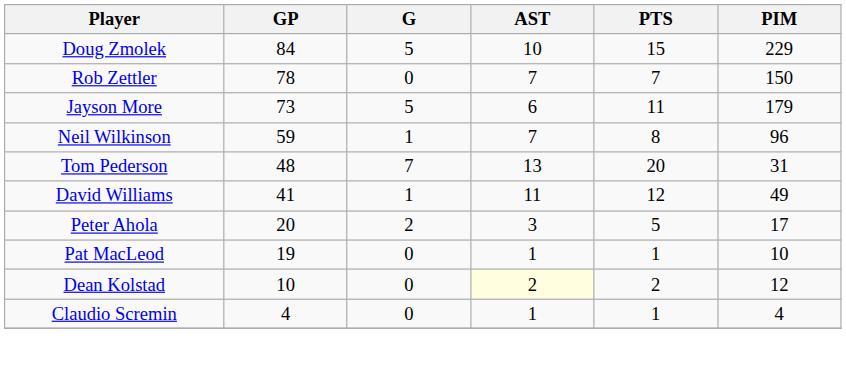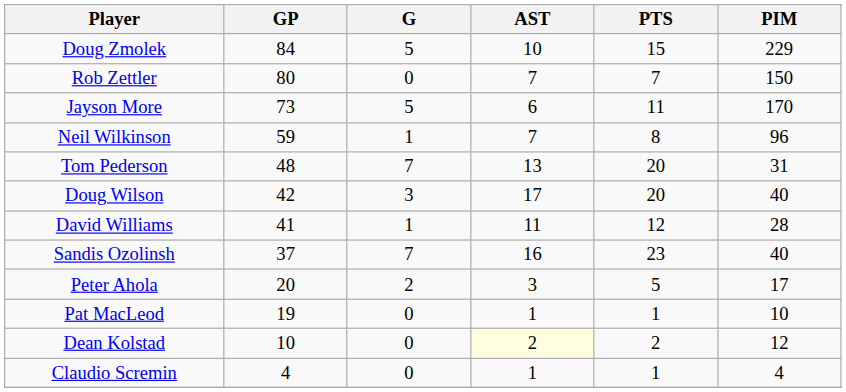(286, 78) 78 -> (286, 78) 80
(779, 107) 179 -> (779, 107) 170
+ row: (114, 195)
(779, 195) 49 -> (779, 225) 28
+ row: (114, 254)
